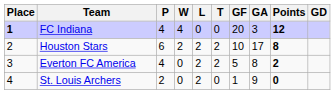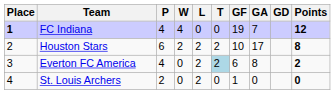columns swapped: (319, 13) <-> (289, 13)
(238, 30) 20 -> (238, 30) 19
(255, 30) 3 -> (255, 30) 7
(217, 64) no background -> (217, 64) lightblue background
(235, 64) 5 -> (235, 64) 6
(255, 81) 9 -> (255, 81) 0
